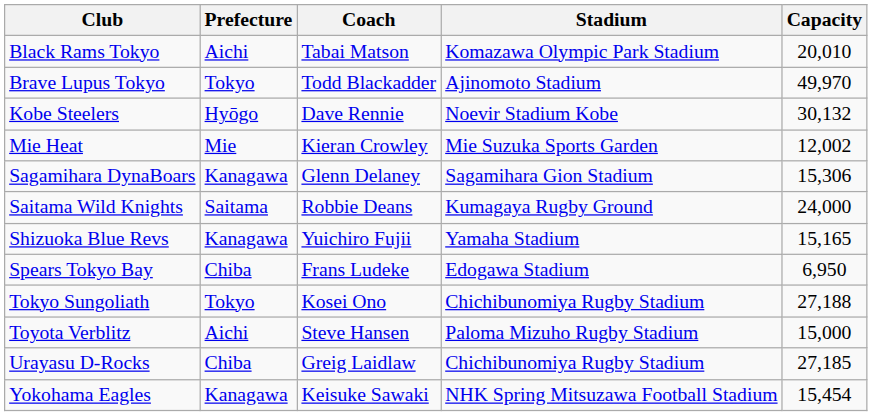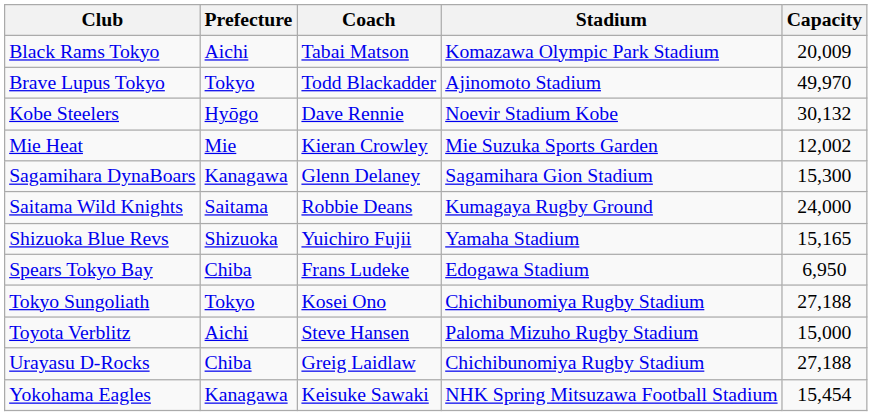(824, 51) 20,010 -> (824, 51) 20,009
(824, 176) 15,306 -> (824, 176) 15,300
(246, 238) Kanagawa -> (241, 238) Shizuoka
(824, 363) 27,185 -> (824, 363) 27,188
